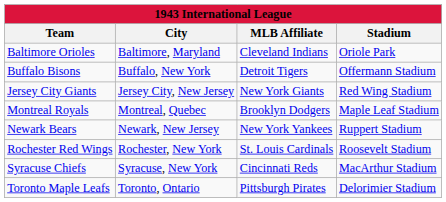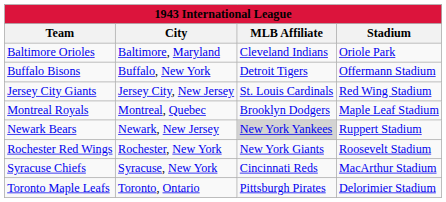(282, 91) New York Giants -> (287, 91) St. Louis Cardinals
(286, 129) no background -> (286, 129) lightgrey background
(287, 149) St. Louis Cardinals -> (282, 149) New York Giants
